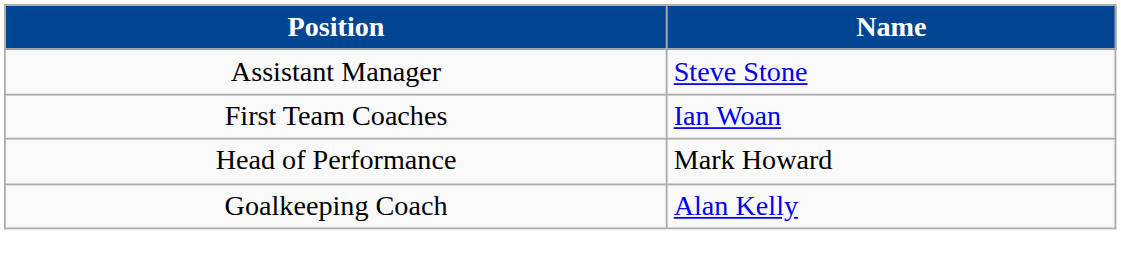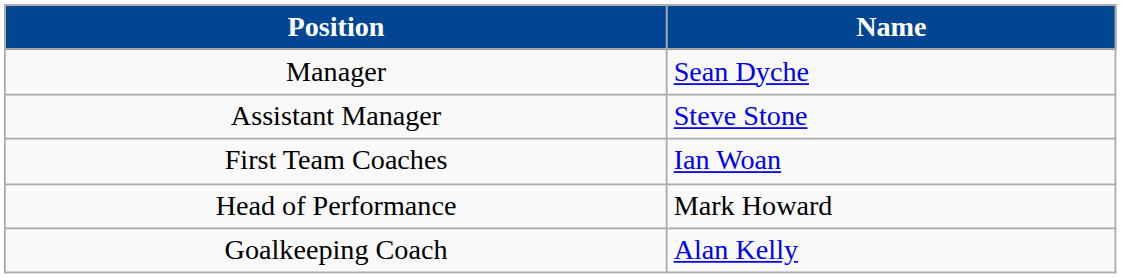+ row: (336, 71)
